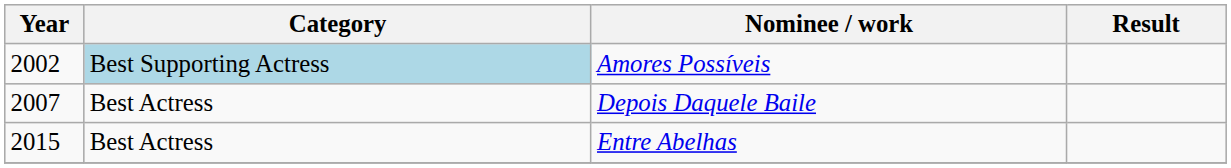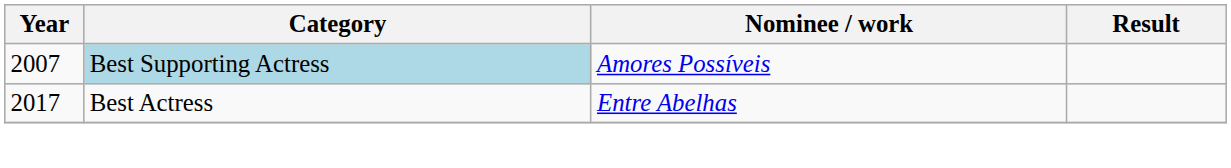(35, 63) 2002 -> (35, 63) 2007
- row: (707, 102)
(35, 142) 2015 -> (35, 102) 2017
